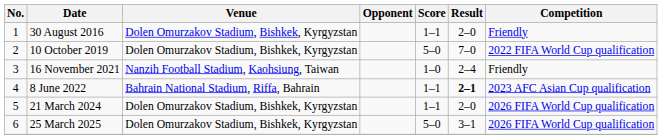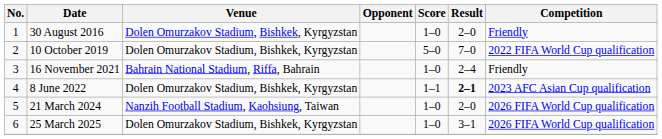(432, 32) 1–1 -> (432, 32) 1–0
(232, 69) Nanzih Football Stadium, Kaohsiung, Taiwan -> (222, 69) Bahrain National Stadium, Riffa, Bahrain
(222, 87) Bahrain National Stadium, Riffa, Bahrain -> (241, 87) Dolen Omurzakov Stadium, Bishkek, Kyrgyzstan
(241, 106) Dolen Omurzakov Stadium, Bishkek, Kyrgyzstan -> (232, 106) Nanzih Football Stadium, Kaohsiung, Taiwan
(432, 106) 1–1 -> (432, 106) 1–0
(432, 124) 5–0 -> (432, 124) 1–0
